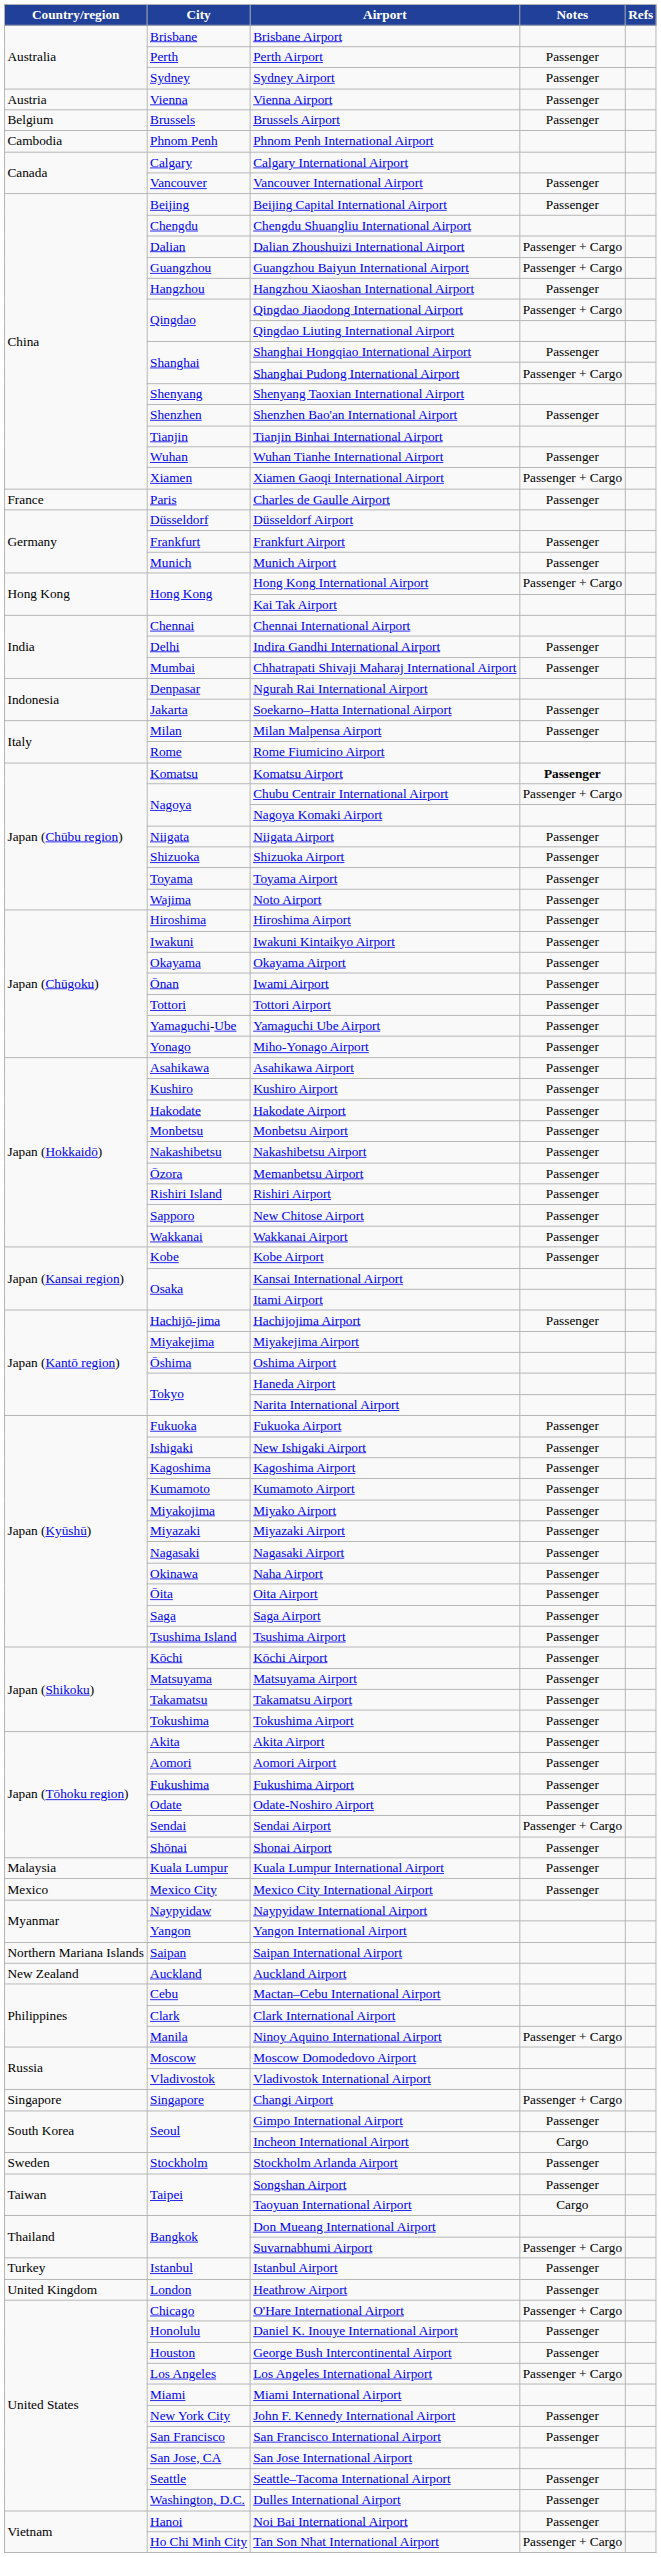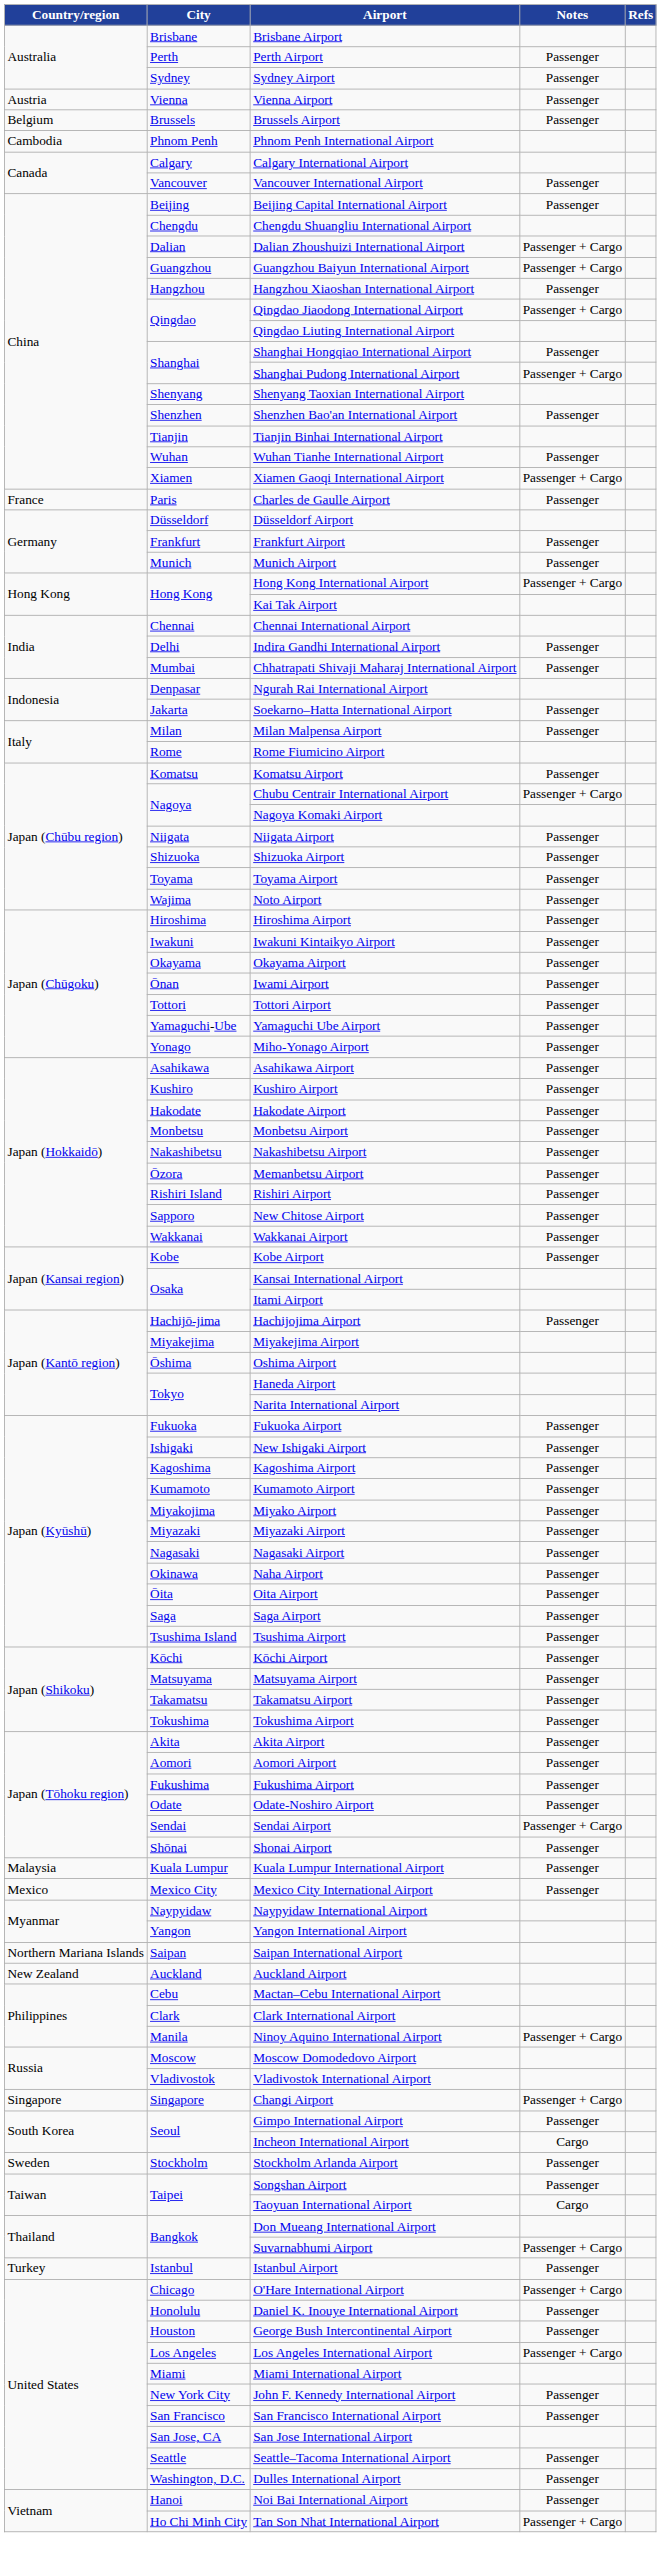(572, 773) bold -> (572, 773) normal
- row: (300, 2289)
